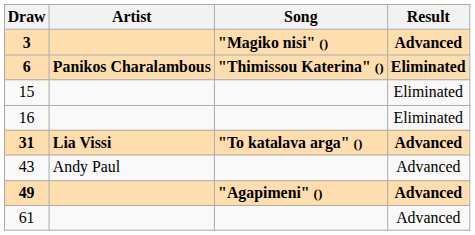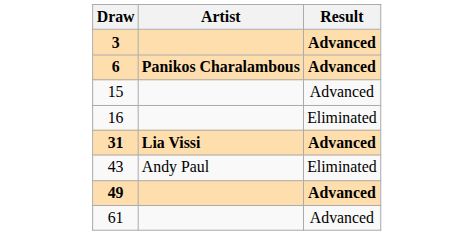- column: (301, 17)
(428, 67) Eliminated -> (342, 67) Advanced
(428, 92) Eliminated -> (342, 92) Advanced
(428, 167) Advanced -> (342, 167) Eliminated
